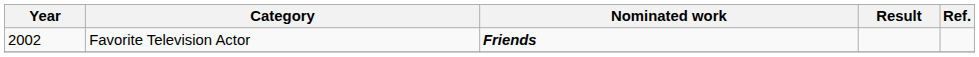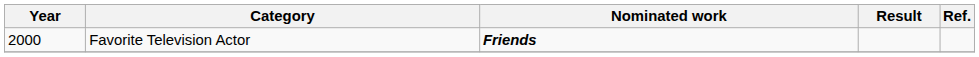(24, 39) 2002 -> (24, 39) 2000
